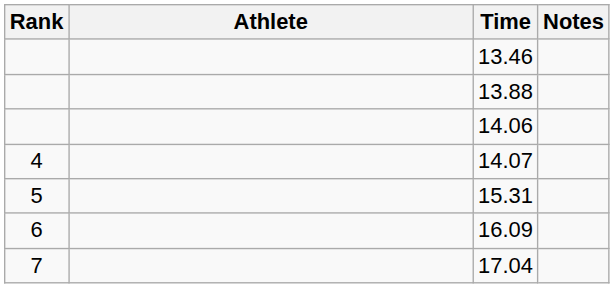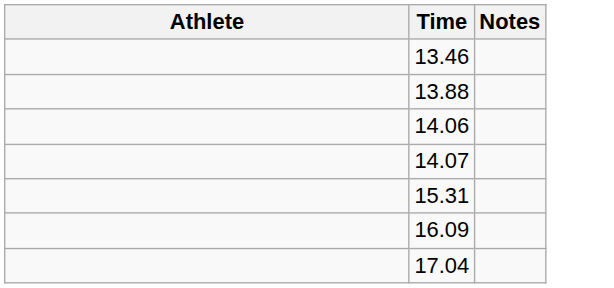- column: (37, 21)
